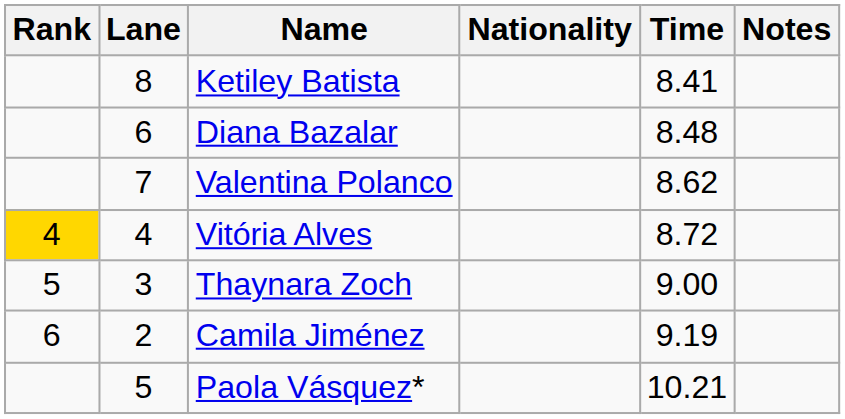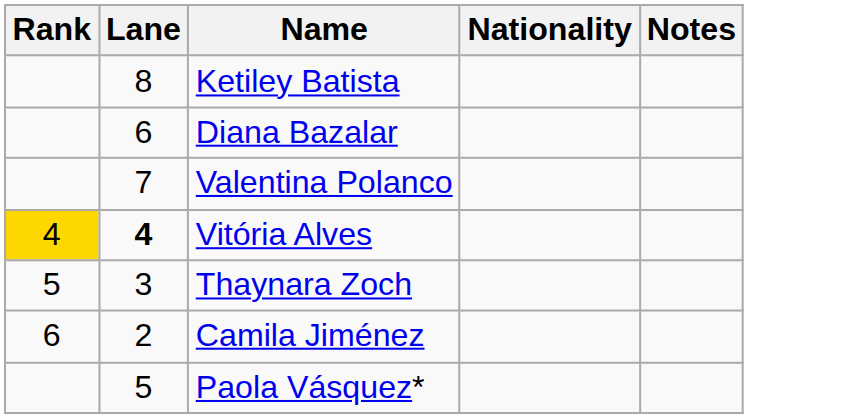- column: (687, 30)
(143, 234) normal -> (143, 234) bold
